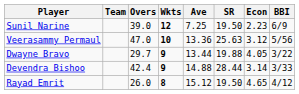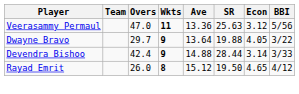- row: (38, 26)
(166, 40) 10 -> (166, 26) 11
(199, 54) 13.44 -> (199, 40) 13.64
